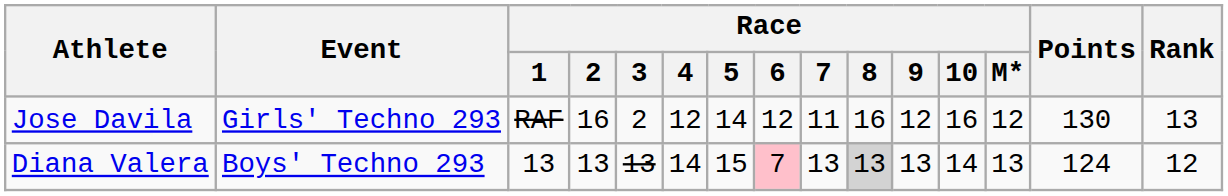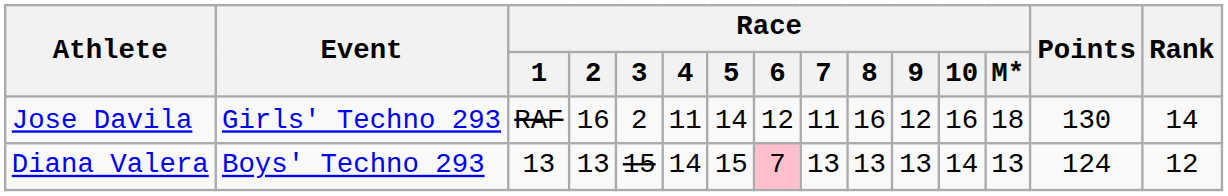(685, 120) 12 -> (685, 120) 11
(1008, 120) 12 -> (1008, 120) 18
(1182, 120) 13 -> (1182, 120) 14
(639, 166) 13 -> (639, 166) 15
(870, 166) lightgrey background -> (870, 166) no background
